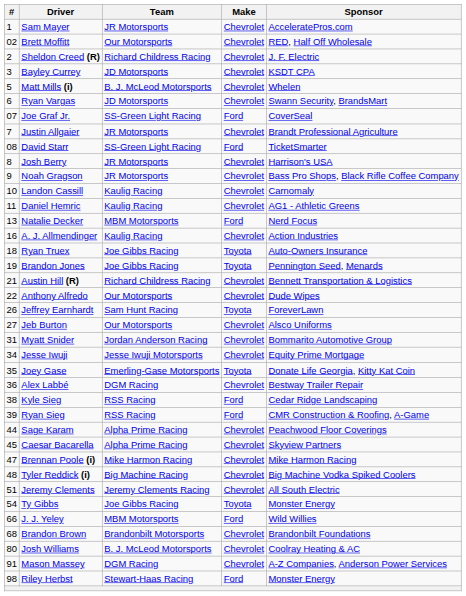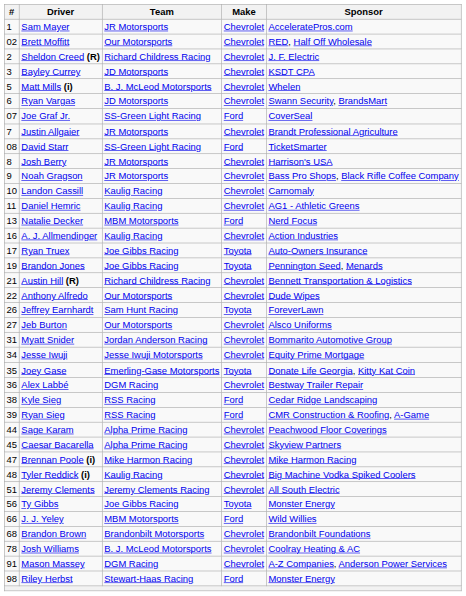(12, 251) 18 -> (12, 251) 17
(146, 474) Big Machine Racing -> (133, 474) Kaulig Racing
(12, 504) 54 -> (12, 504) 56
(12, 549) 80 -> (12, 549) 78
